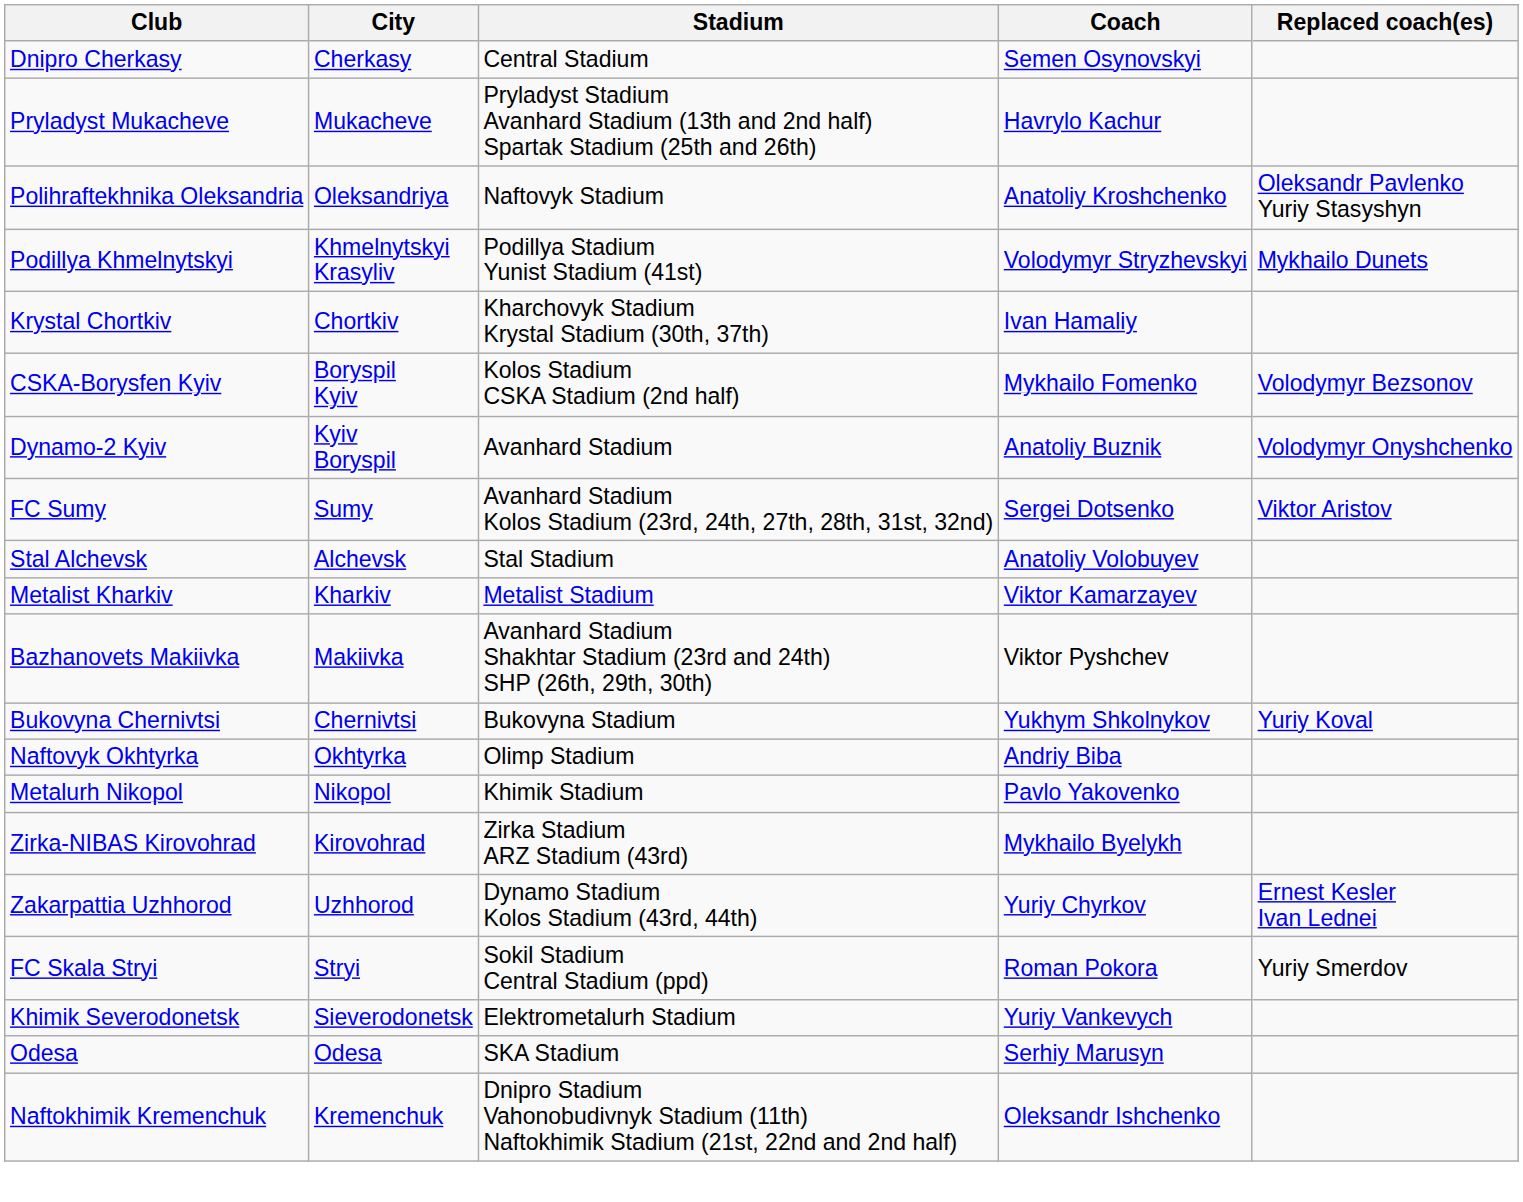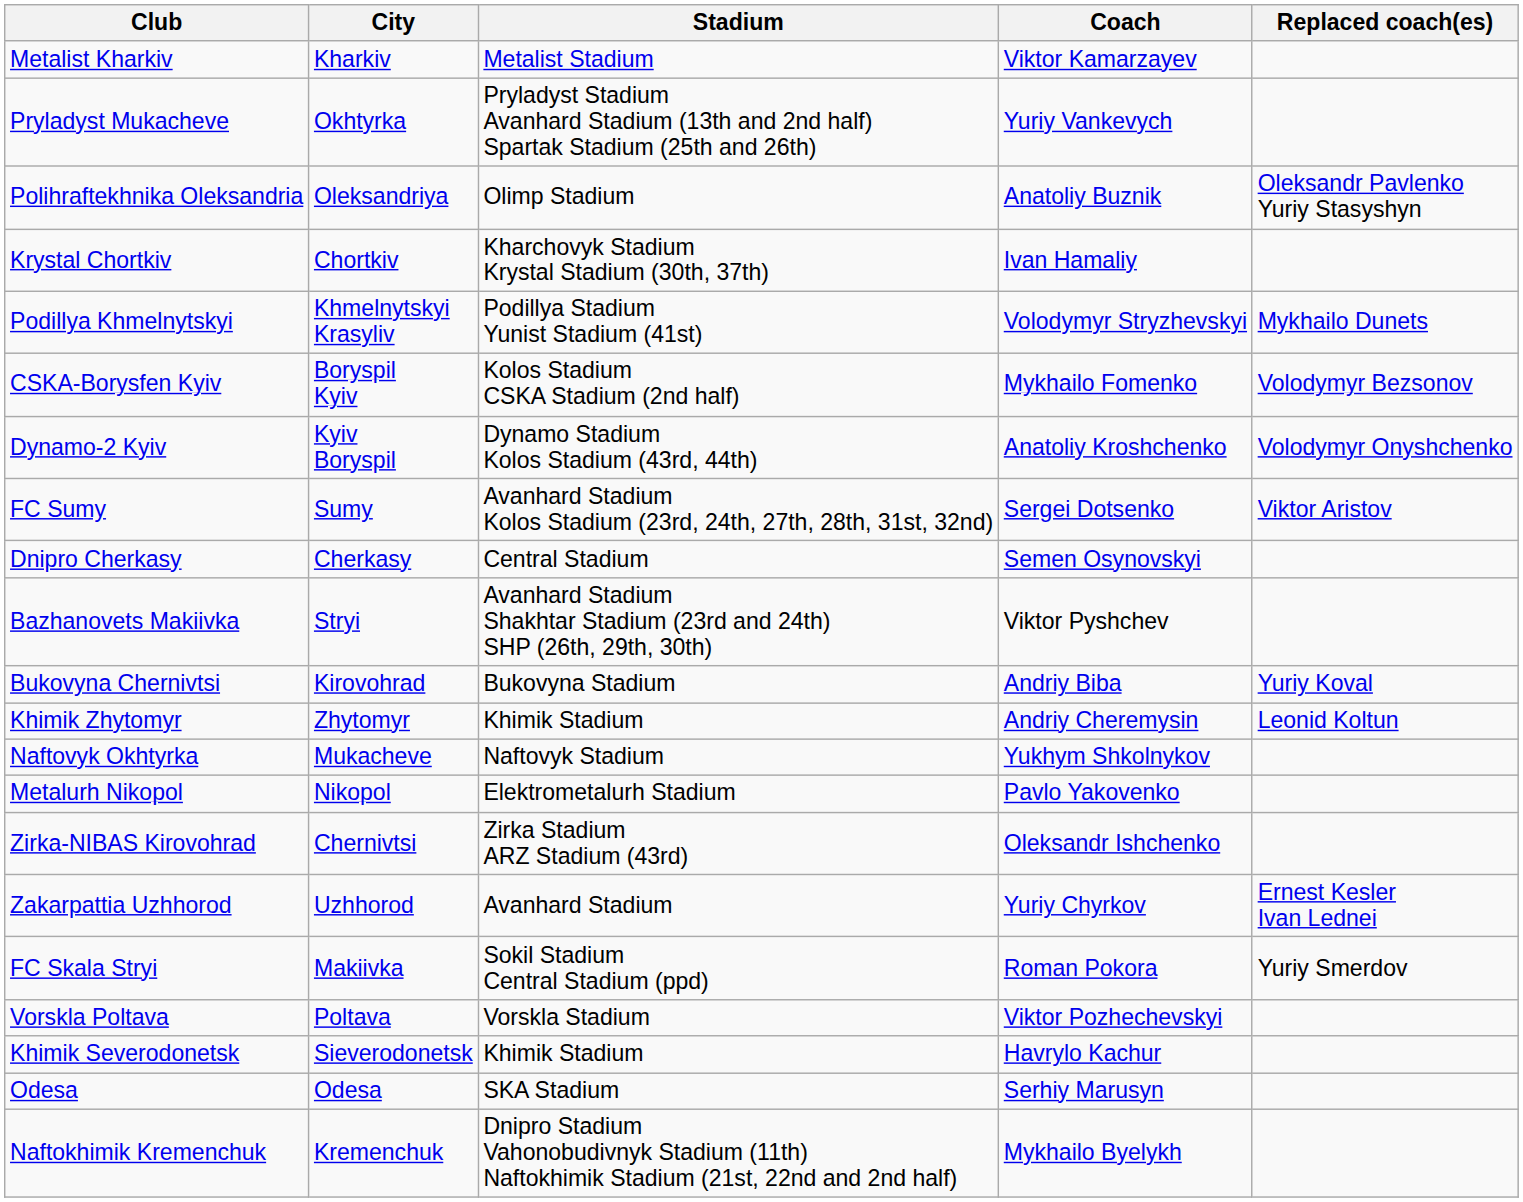rows swapped: (91, 595) <-> (96, 59)
(373, 121) Mukacheve -> (360, 121) Okhtyrka
(1083, 121) Havrylo Kachur -> (1088, 121) Yuriy Vankevych
(574, 197) Naftovyk Stadium -> (559, 197) Olimp Stadium
(1115, 197) Anatoliy Kroshchenko -> (1083, 197) Anatoliy Buznik
rows swapped: (121, 259) <-> (91, 322)
(578, 447) Avanhard Stadium -> (620, 447) Dynamo Stadium Kolos Stadium (43rd, 44th)
(1083, 447) Anatoliy Buznik -> (1115, 447) Anatoliy Kroshchenko
- row: (79, 558)
(359, 657) Makiivka -> (337, 621) Stryi
(365, 720) Chernivtsi -> (370, 683) Kirovohrad
(1107, 720) Yukhym Shkolnykov -> (1063, 683) Andriy Biba
+ row: (96, 720)
(360, 756) Okhtyrka -> (373, 756) Mukacheve
(559, 756) Olimp Stadium -> (574, 756) Naftovyk Stadium
(1063, 756) Andriy Biba -> (1107, 756) Yukhym Shkolnykov
(563, 793) Khimik Stadium -> (610, 793) Elektrometalurh Stadium
(370, 843) Kirovohrad -> (365, 843) Chernivtsi
(1093, 843) Mykhailo Byelykh -> (1112, 843) Oleksandr Ishchenko
(620, 905) Dynamo Stadium Kolos Stadium (43rd, 44th) -> (578, 905) Avanhard Stadium
(337, 967) Stryi -> (359, 967) Makiivka
+ row: (89, 1017)
(610, 1017) Elektrometalurh Stadium -> (563, 1053) Khimik Stadium
(1088, 1017) Yuriy Vankevych -> (1083, 1053) Havrylo Kachur
(1112, 1116) Oleksandr Ishchenko -> (1093, 1152) Mykhailo Byelykh
